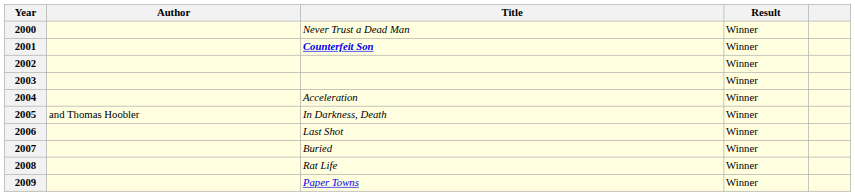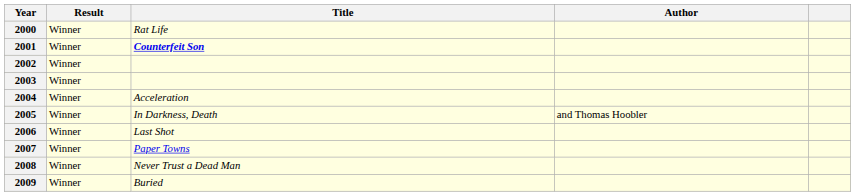columns swapped: (174, 13) <-> (766, 13)
(356, 30) Never Trust a Dead Man -> (151, 30) Rat Life
(318, 149) Buried -> (162, 149) Paper Towns
(320, 166) Rat Life -> (187, 166) Never Trust a Dead Man
(331, 183) Paper Towns -> (148, 183) Buried
